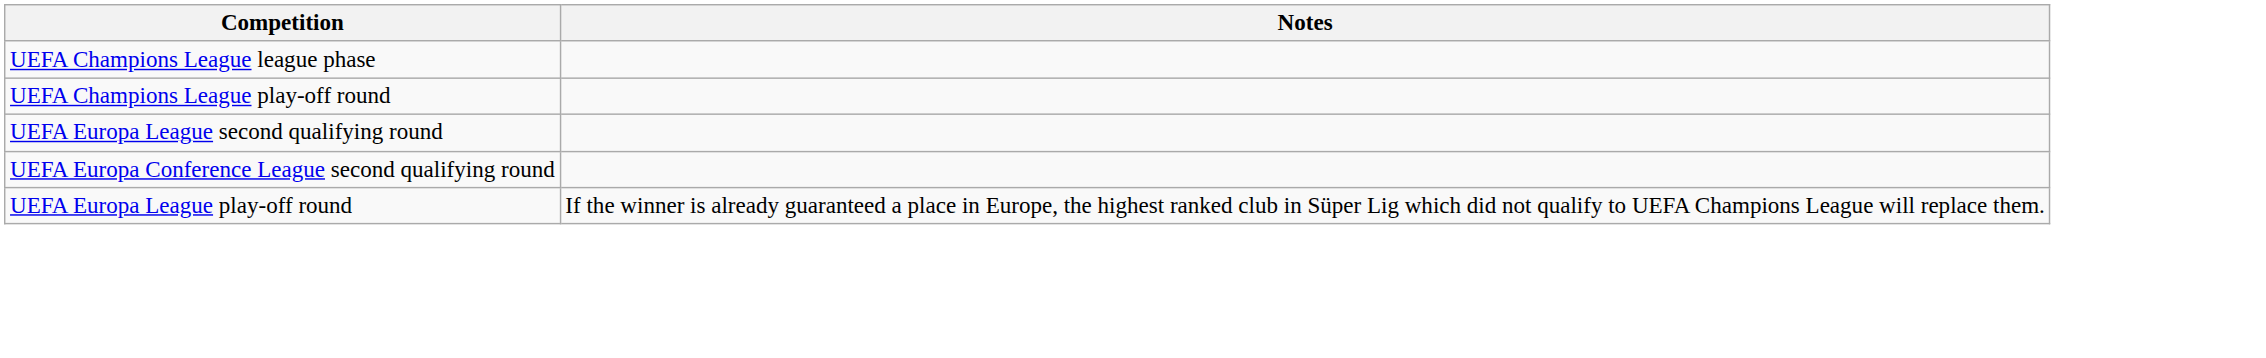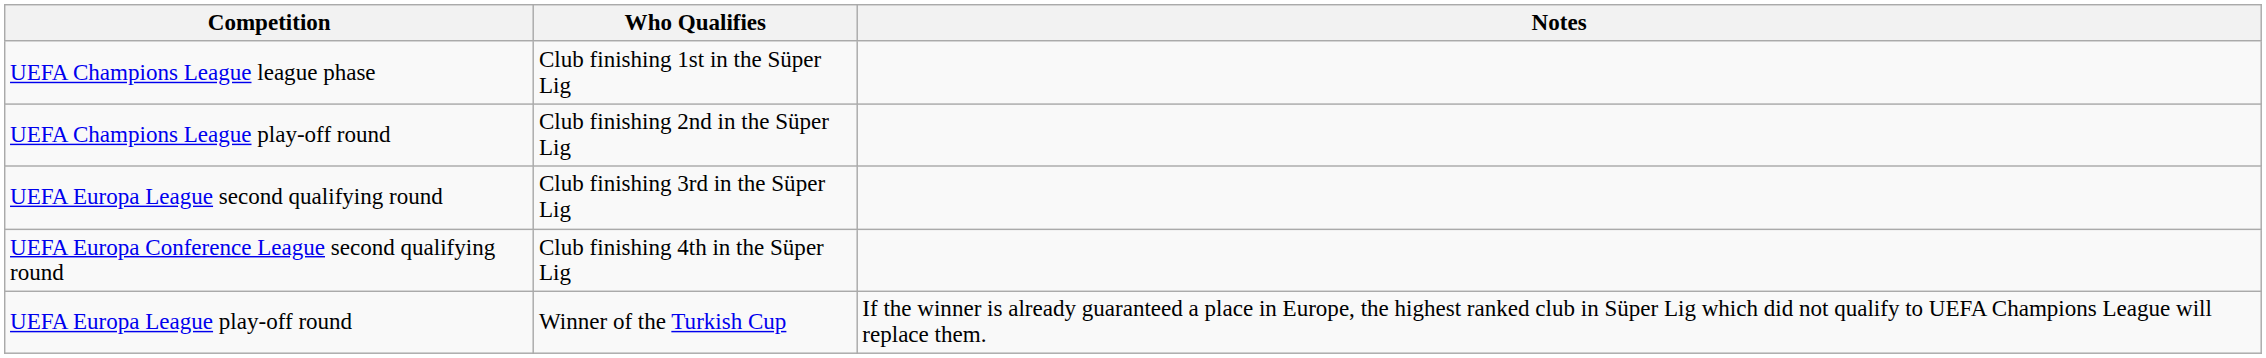+ column: (695, 22)
